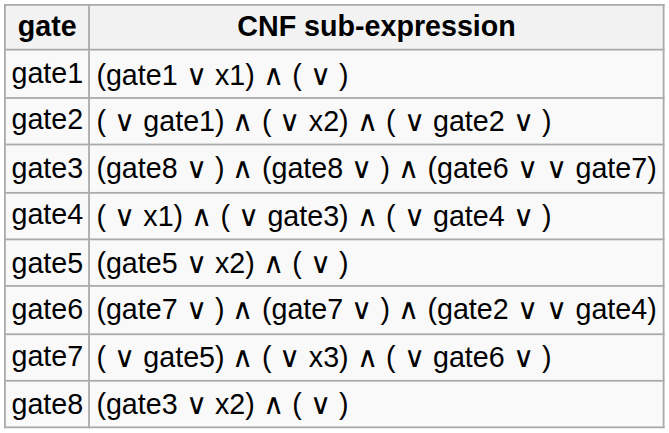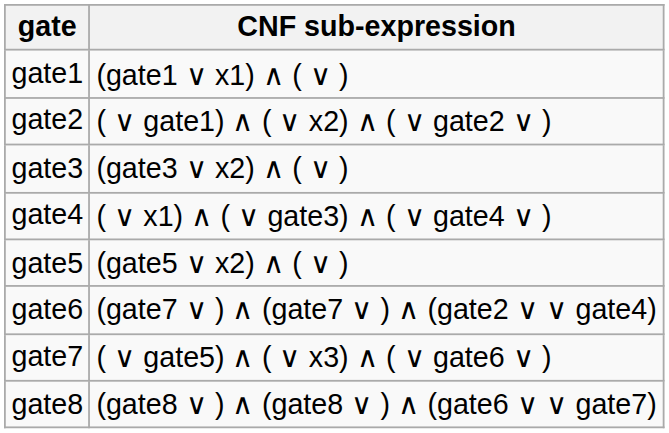(377, 168) (gate8 ∨ ) ∧ (gate8 ∨ ) ∧ (gate6 ∨ ∨ gate7) -> (223, 168) (gate3 ∨ x2) ∧ ( ∨ )
(223, 404) (gate3 ∨ x2) ∧ ( ∨ ) -> (377, 404) (gate8 ∨ ) ∧ (gate8 ∨ ) ∧ (gate6 ∨ ∨ gate7)
